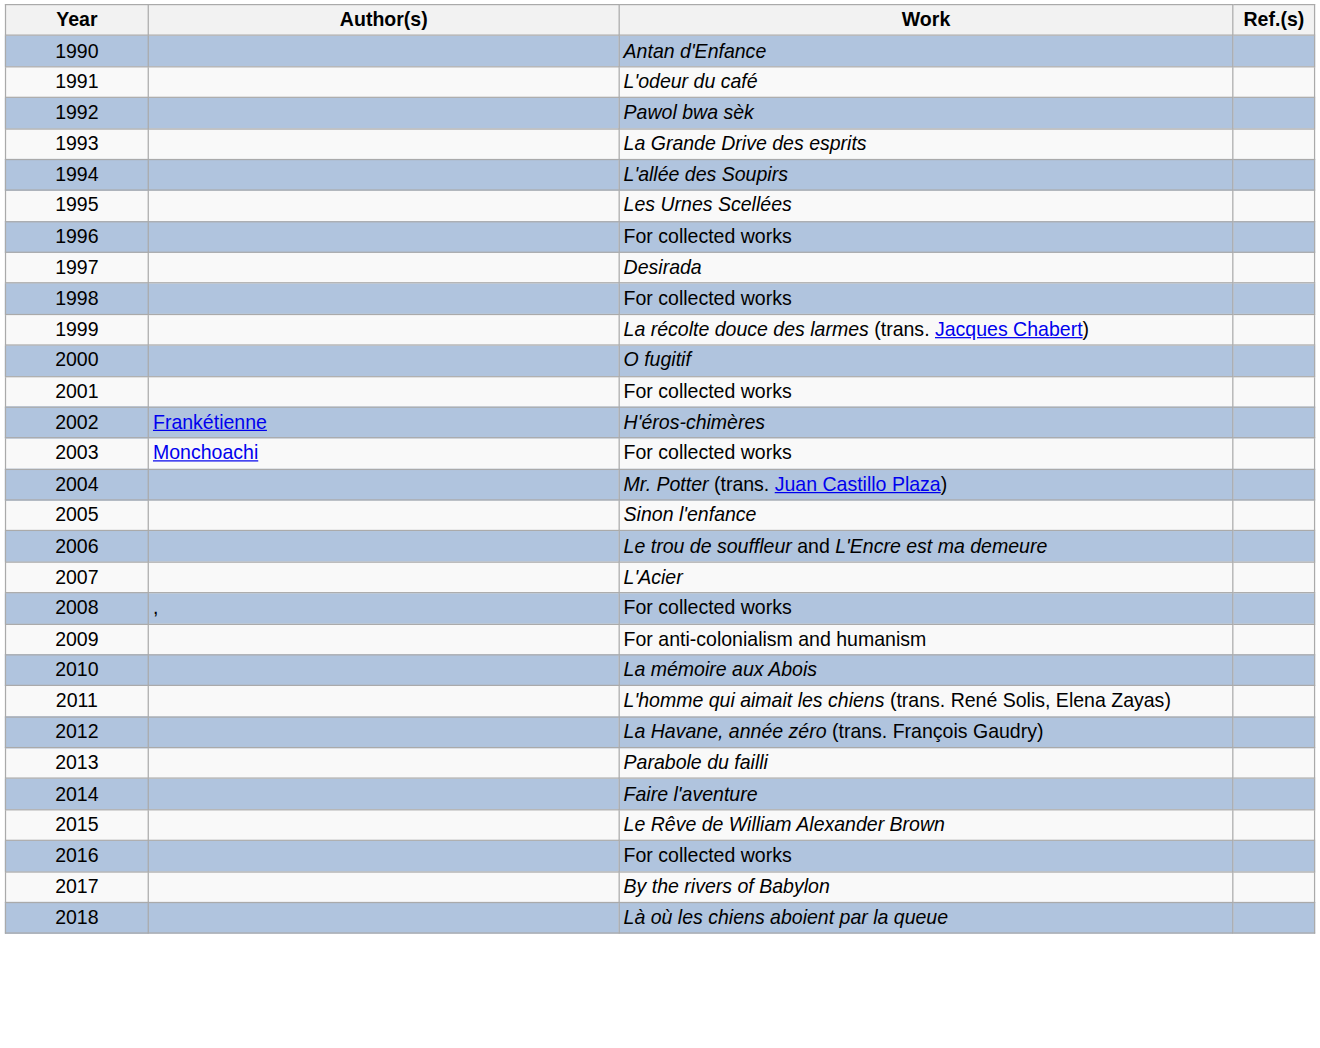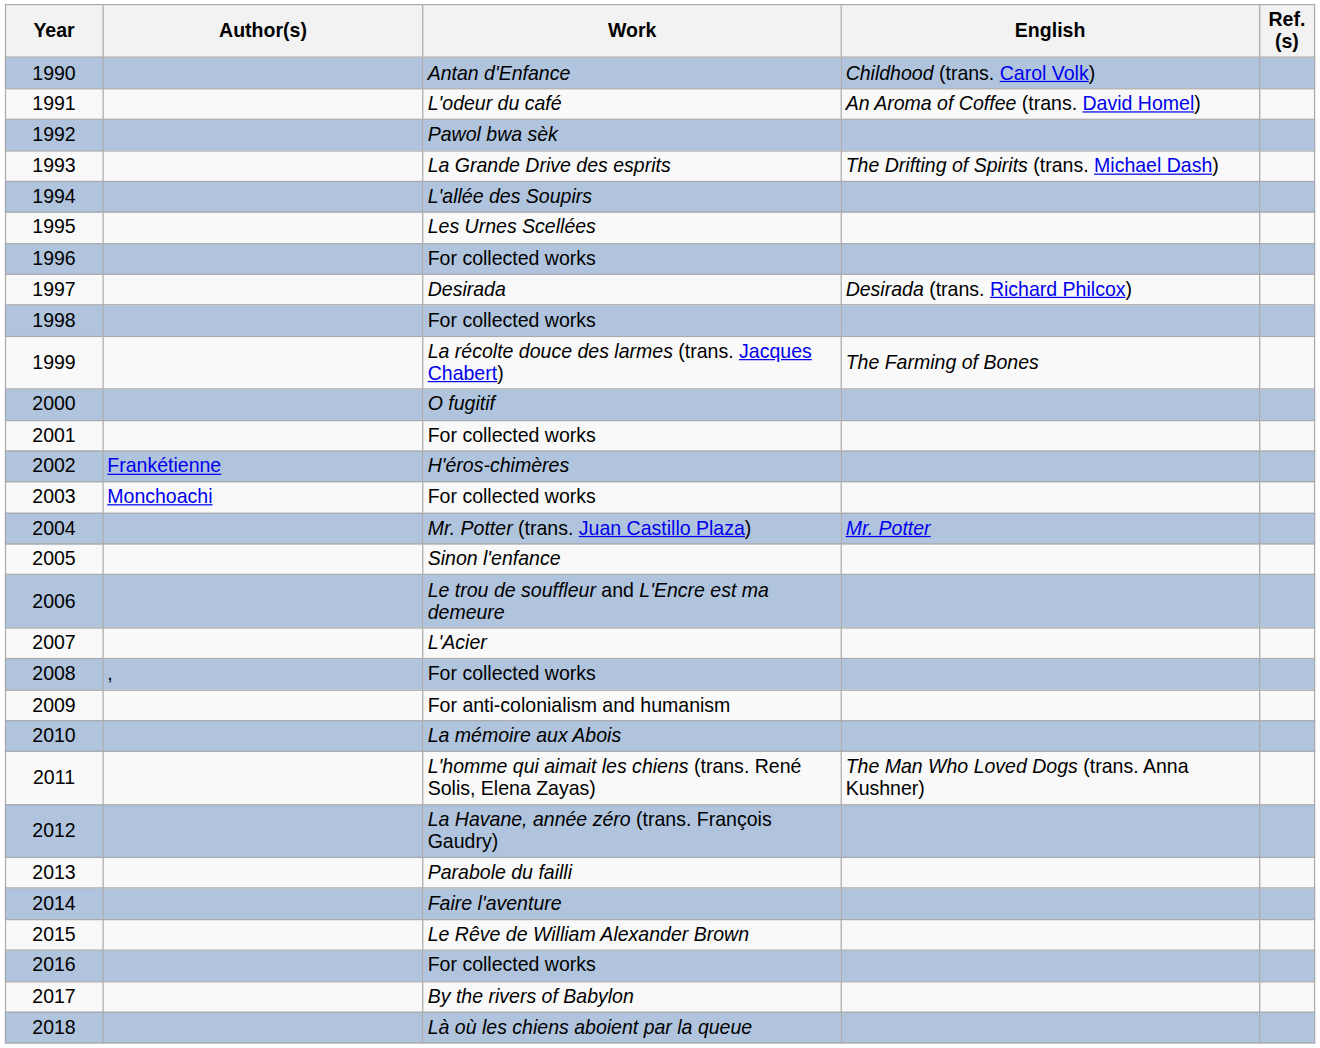+ column: (1050, 30)
